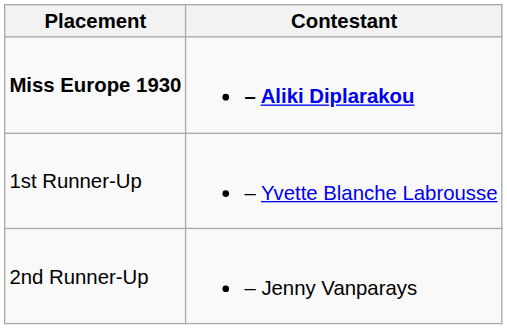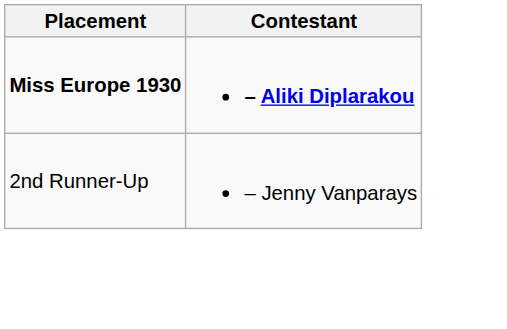- row: (76, 181)
